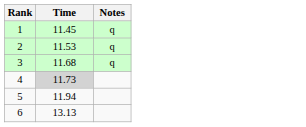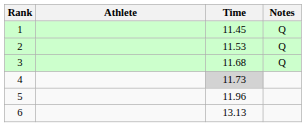+ column: (121, 12)
(112, 29) q -> (282, 29) Q
(112, 46) q -> (282, 46) Q
(112, 63) q -> (282, 63) Q
(64, 96) 11.94 -> (234, 96) 11.96
